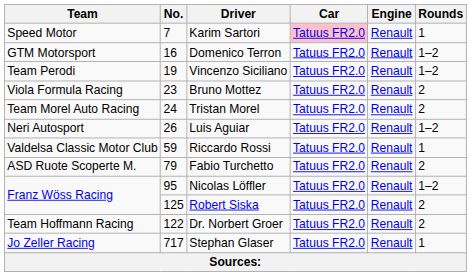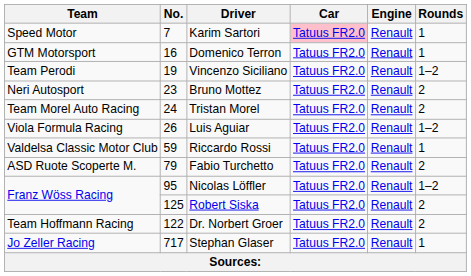(428, 52) 1–2 -> (422, 52) 1
(65, 90) Viola Formula Racing -> (46, 90) Neri Autosport
(46, 128) Neri Autosport -> (65, 128) Viola Formula Racing
